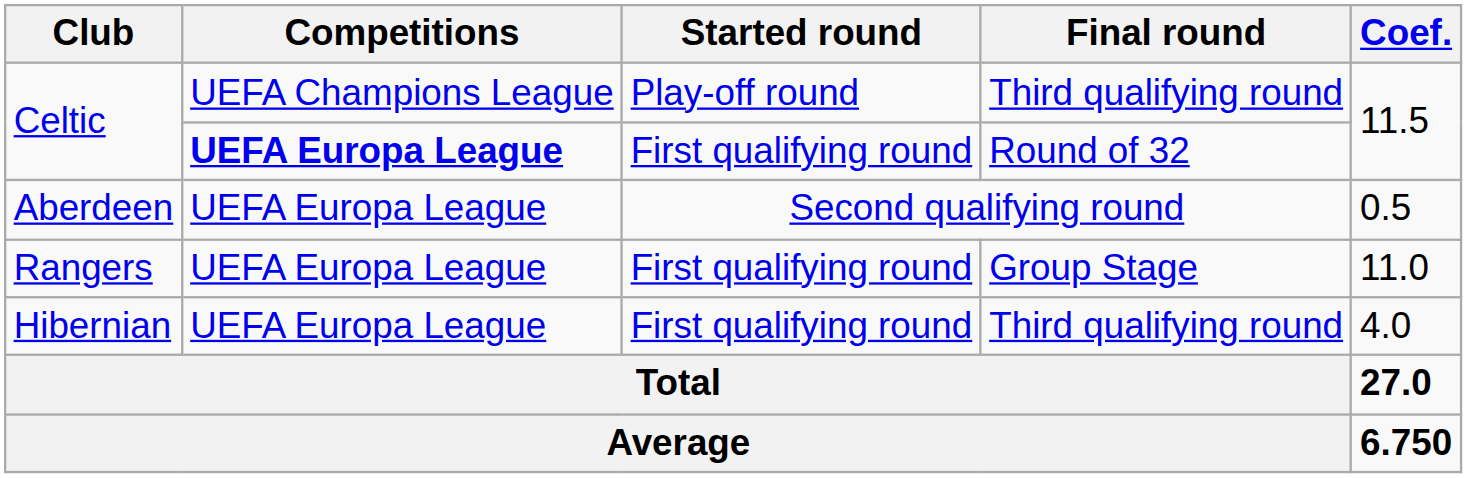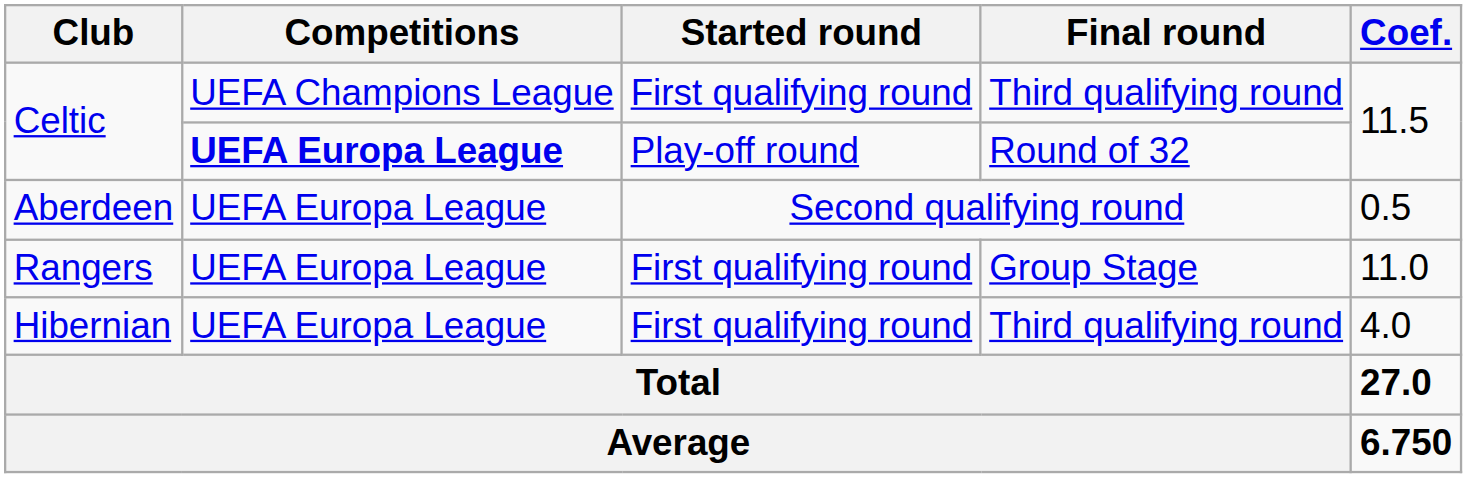(745, 92) Play-off round -> (801, 92) First qualifying round
(801, 150) First qualifying round -> (745, 150) Play-off round
